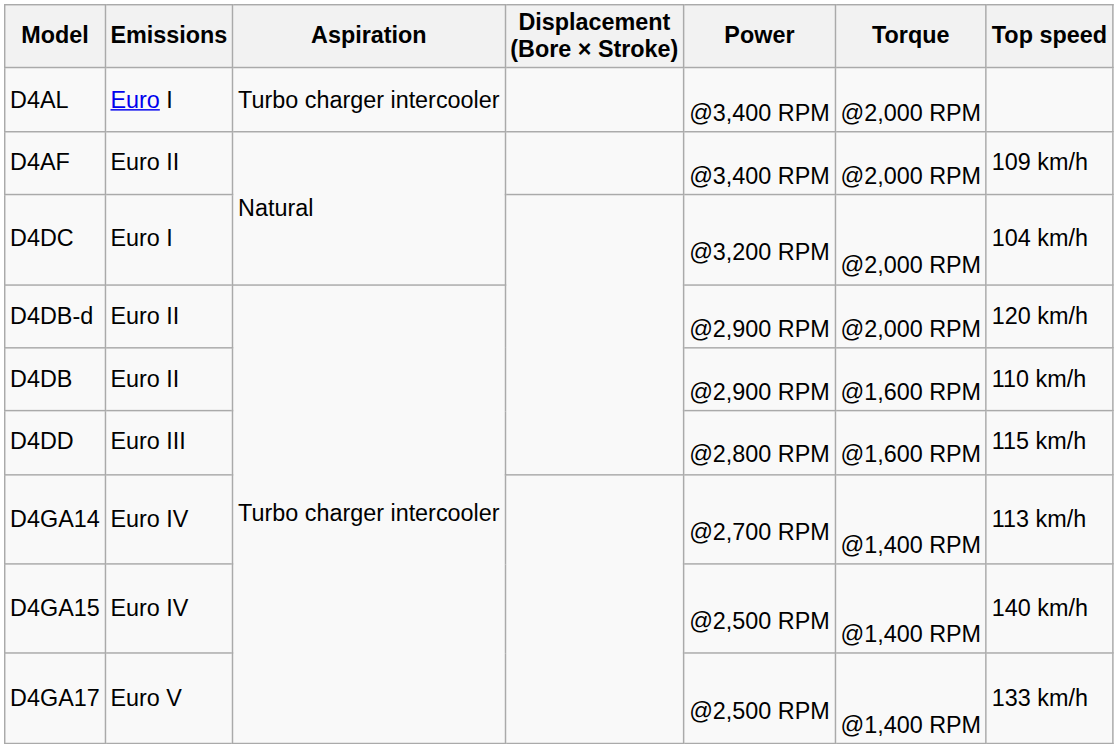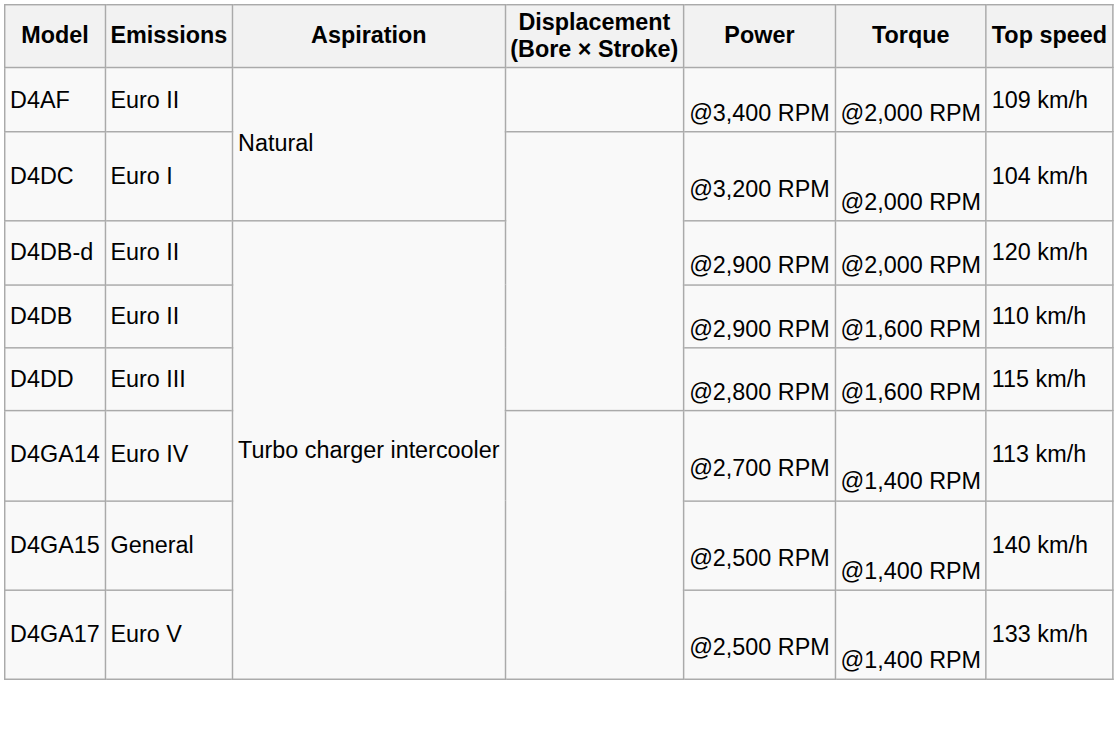- row: (39, 99)
(149, 608) Euro IV -> (152, 545) General
